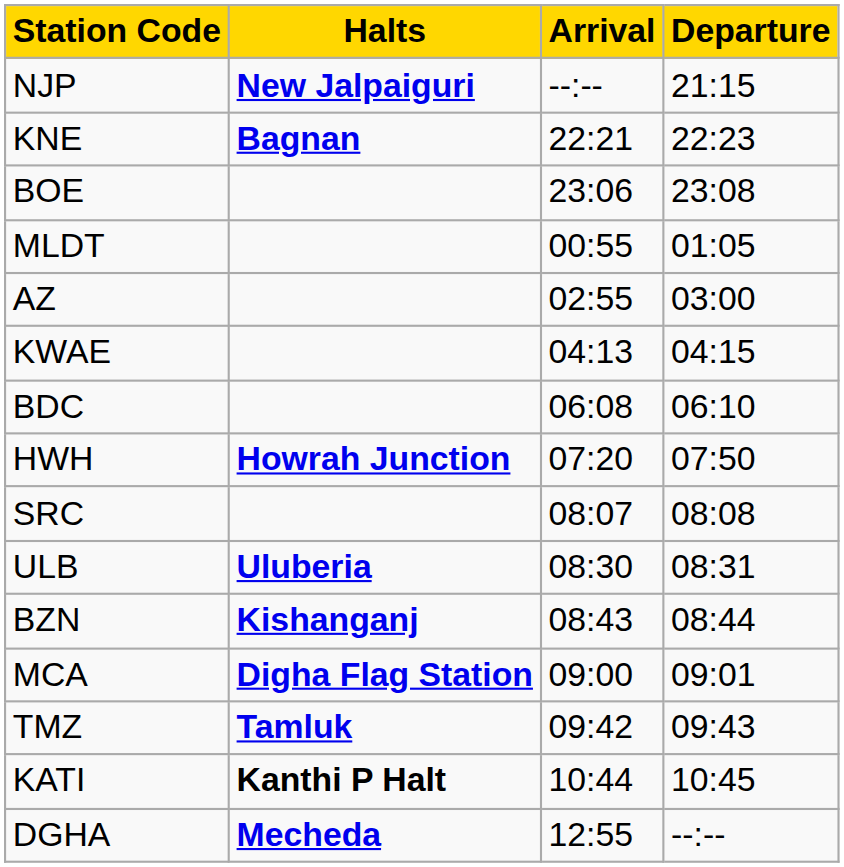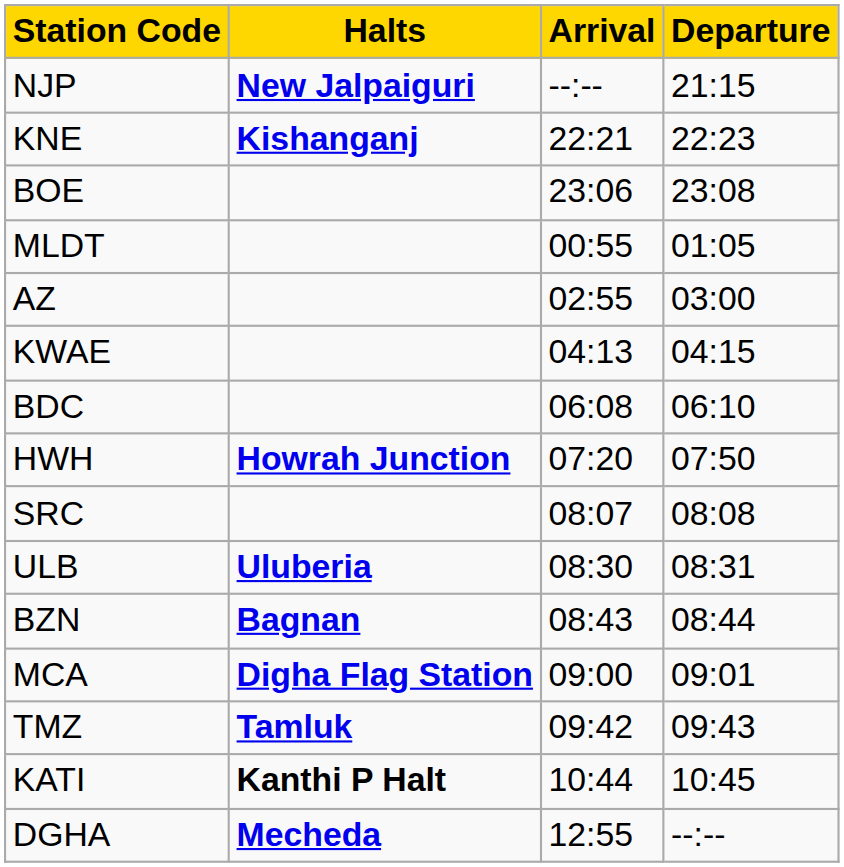(298, 138) Bagnan -> (328, 138) Kishanganj
(328, 620) Kishanganj -> (298, 620) Bagnan
